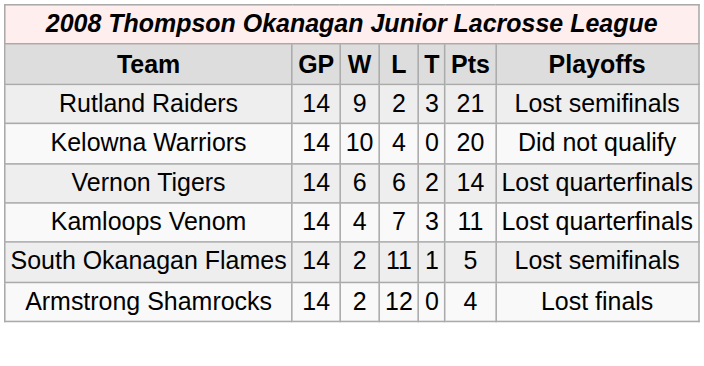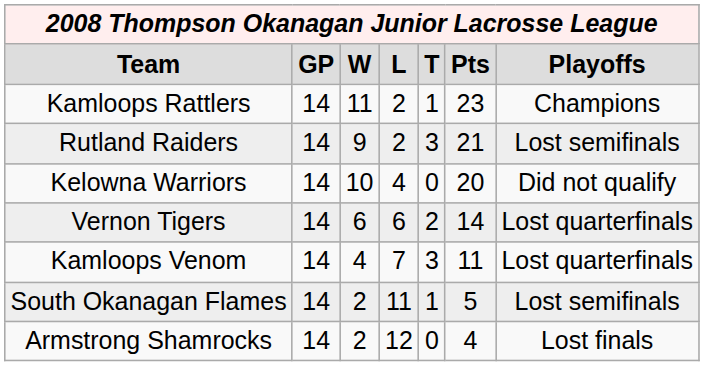+ row: (149, 103)
